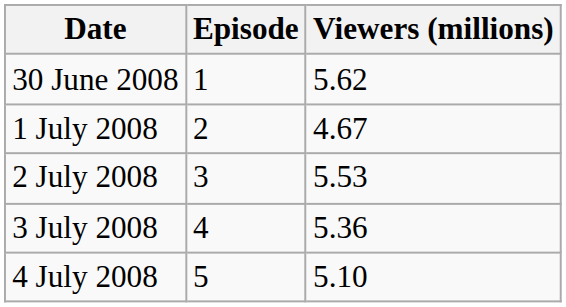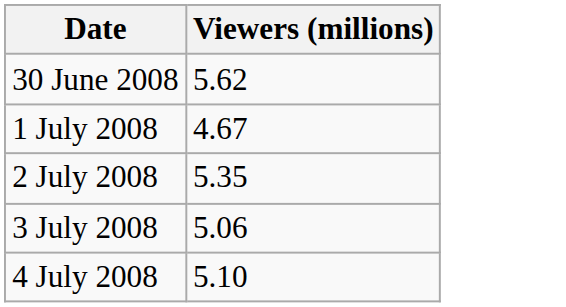- column: (246, 29)
(340, 177) 5.53 -> (220, 177) 5.35
(340, 227) 5.36 -> (220, 227) 5.06
